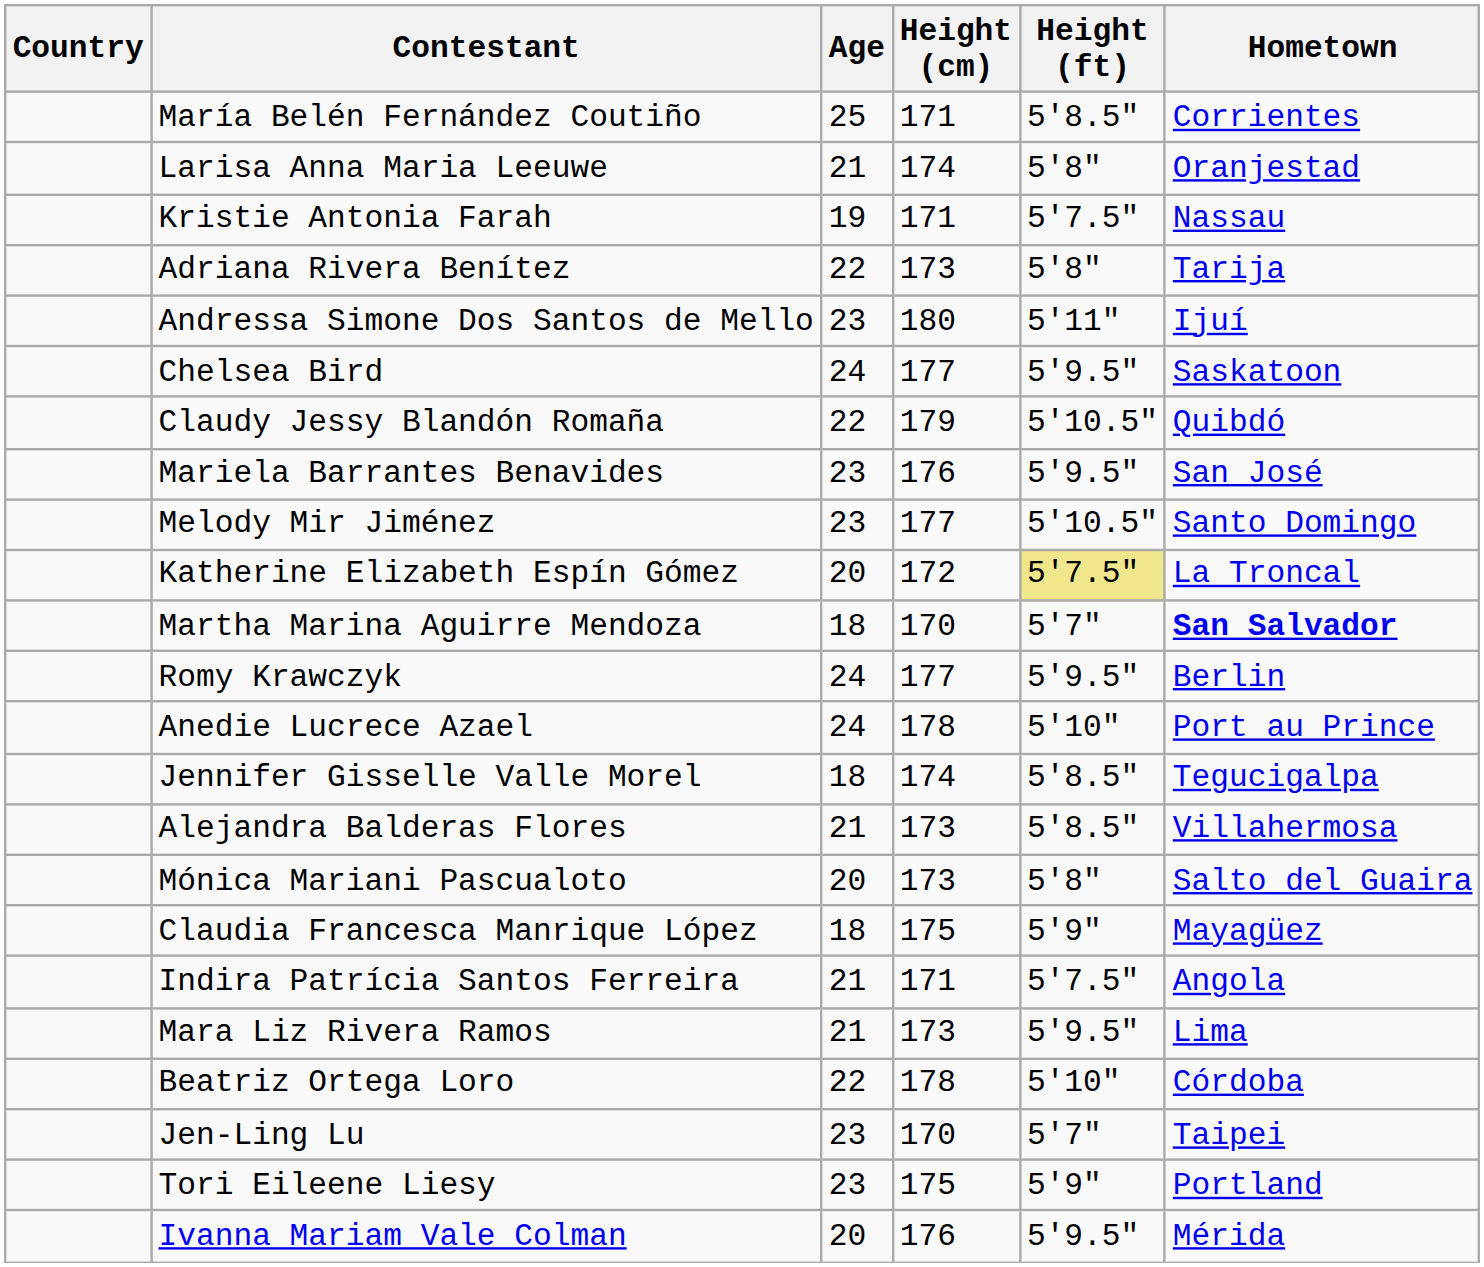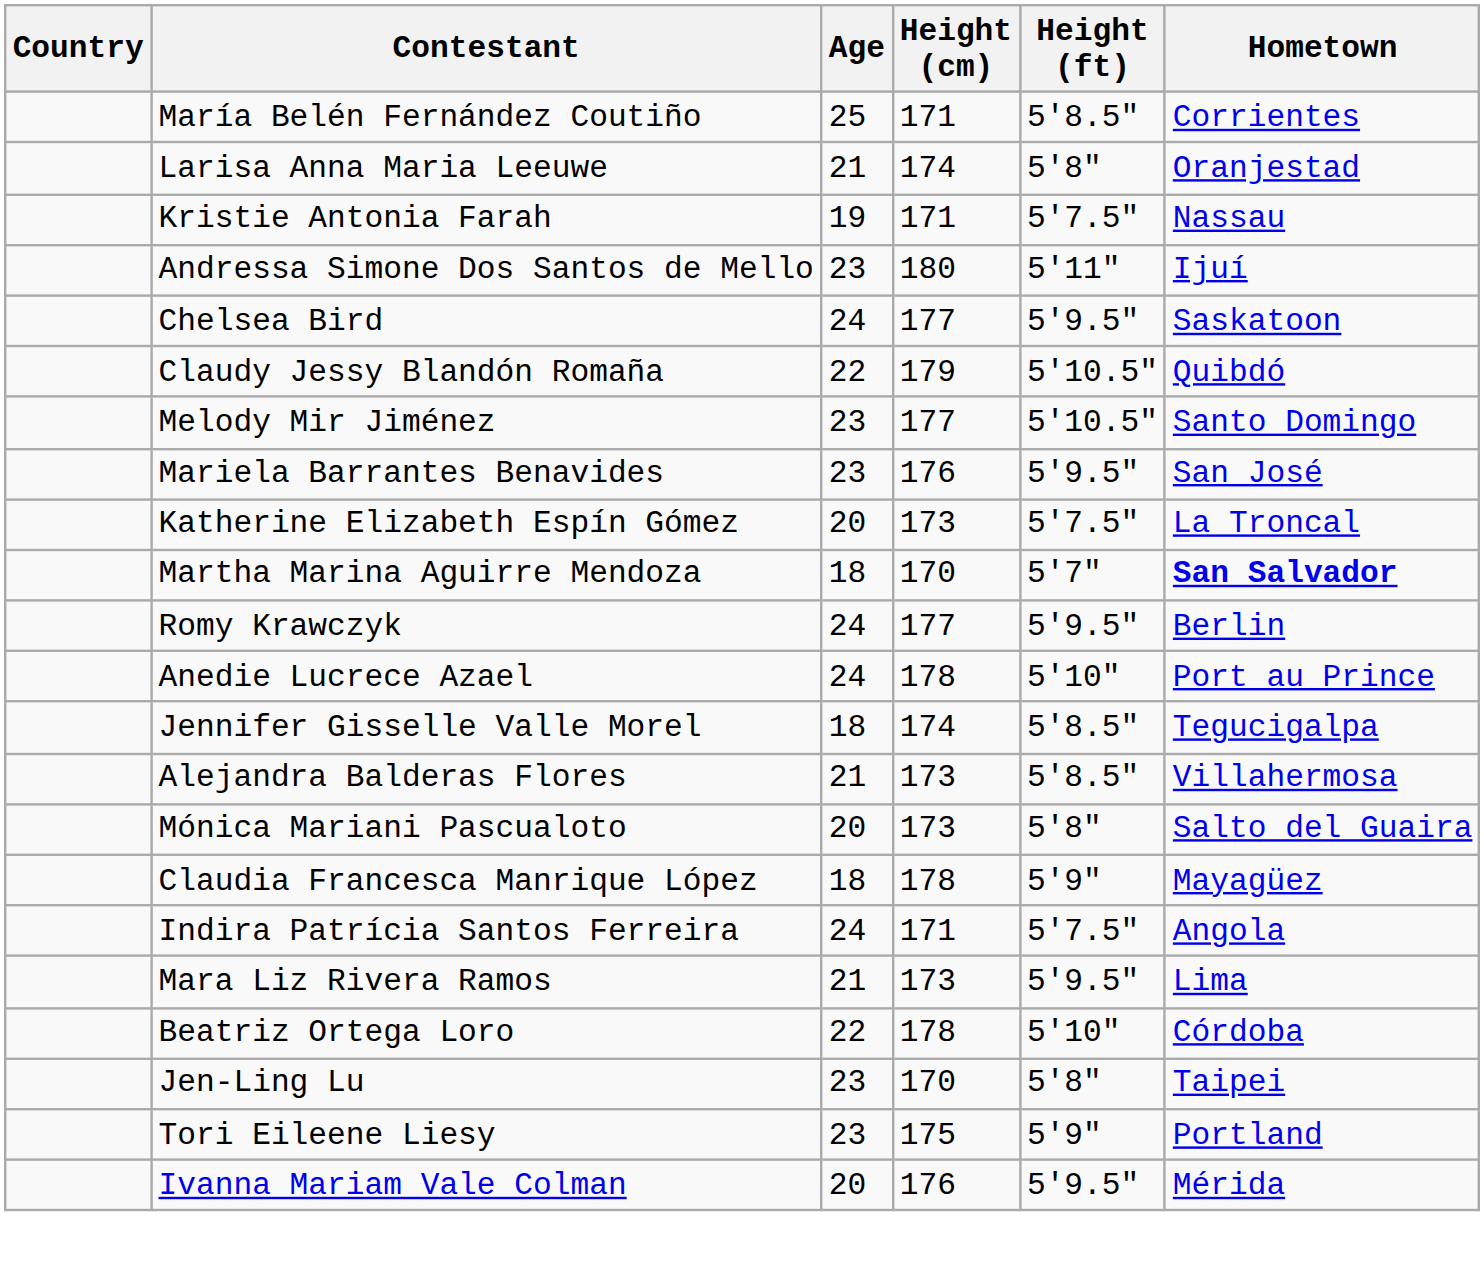- row: (365, 270)
rows swapped: (411, 473) <-> (327, 524)
(928, 575) 172 -> (928, 524) 173
(1083, 575) khaki background -> (1083, 524) no background
(928, 931) 175 -> (928, 880) 178
(847, 982) 21 -> (847, 931) 24
(1064, 1134) 5'7" -> (1064, 1084) 5'8"
